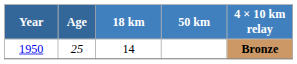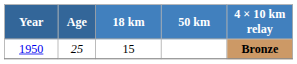(129, 49) 14 -> (129, 49) 15
